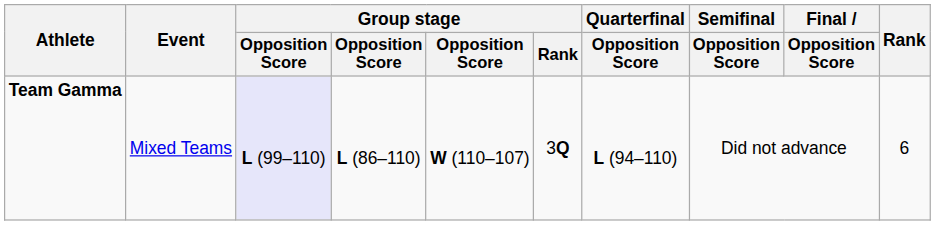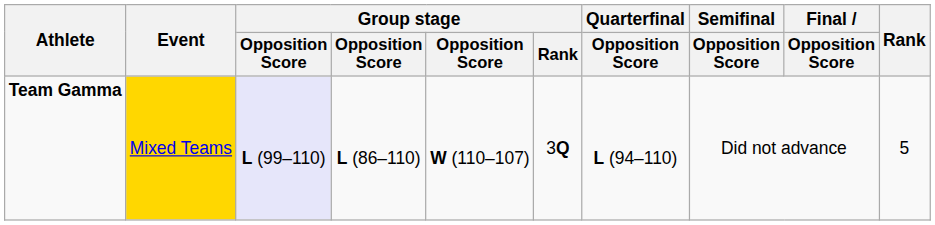(181, 148) no background -> (181, 148) gold background
(904, 148) 6 -> (904, 148) 5
